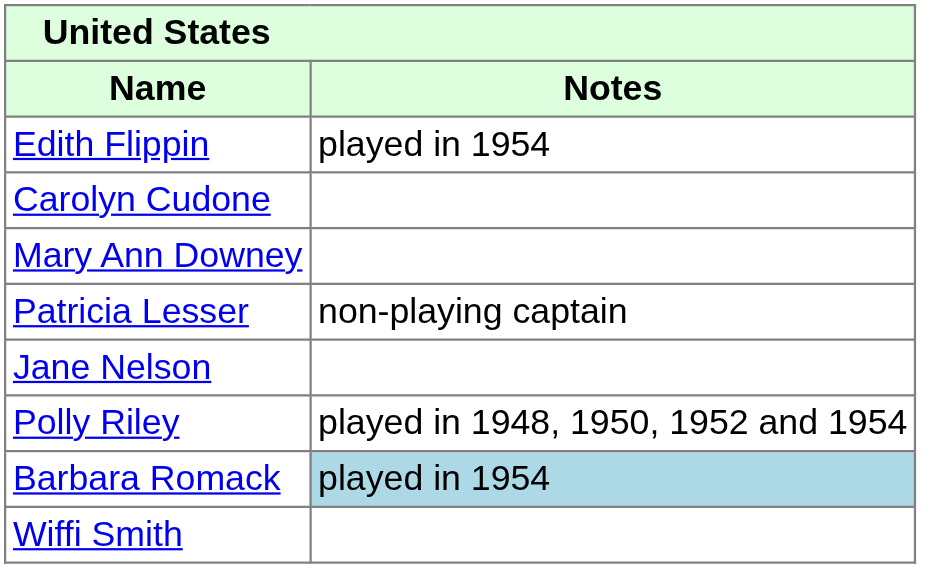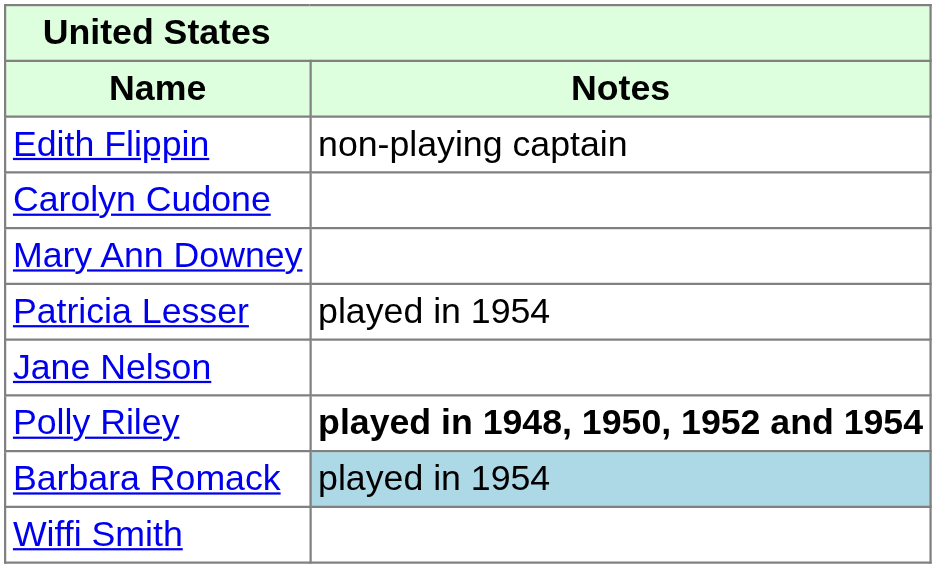(434, 143) played in 1954 -> (473, 143) non-playing captain
(473, 311) non-playing captain -> (434, 311) played in 1954
(613, 422) normal -> (621, 422) bold
